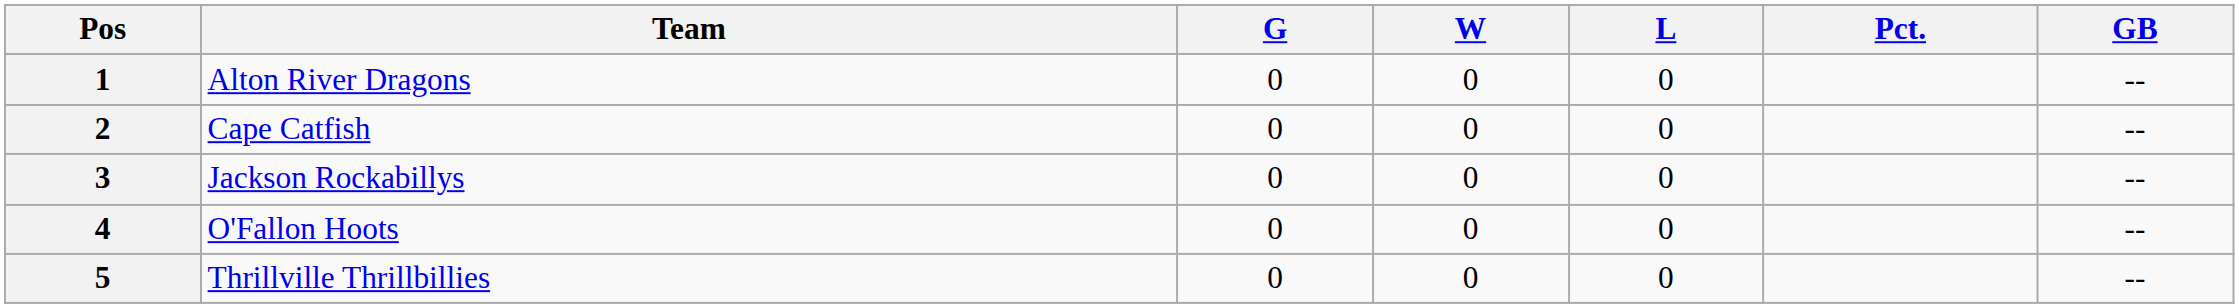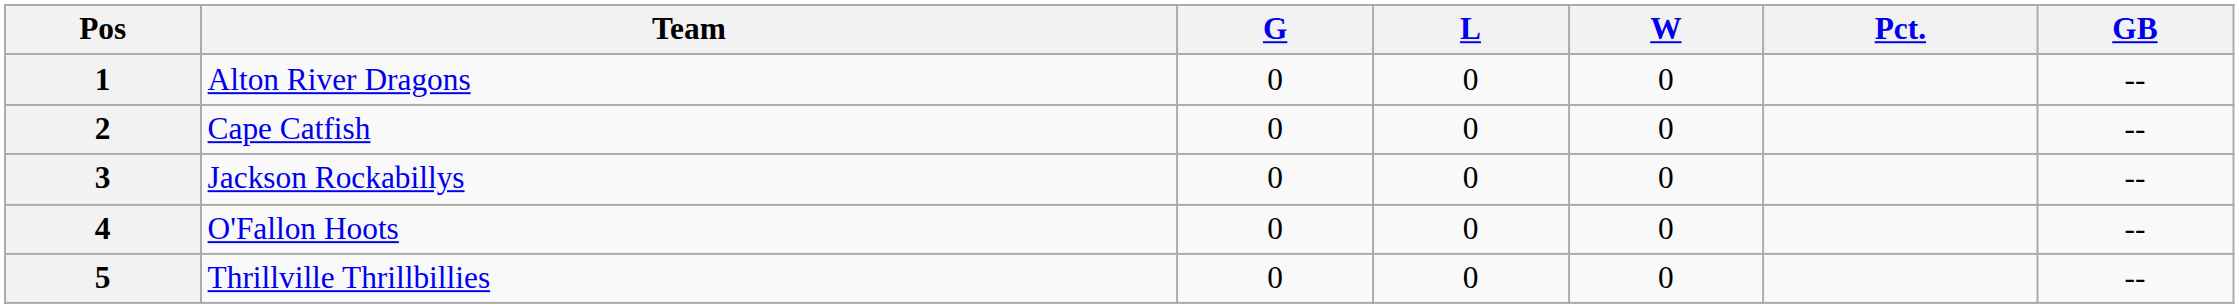columns swapped: (1471, 29) <-> (1666, 29)
